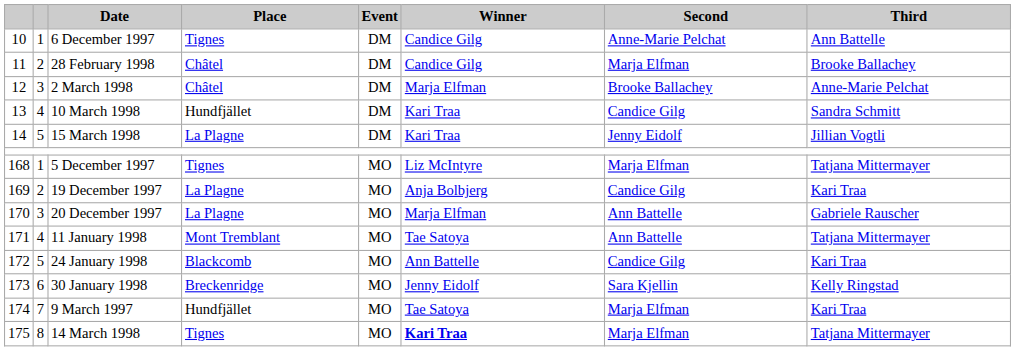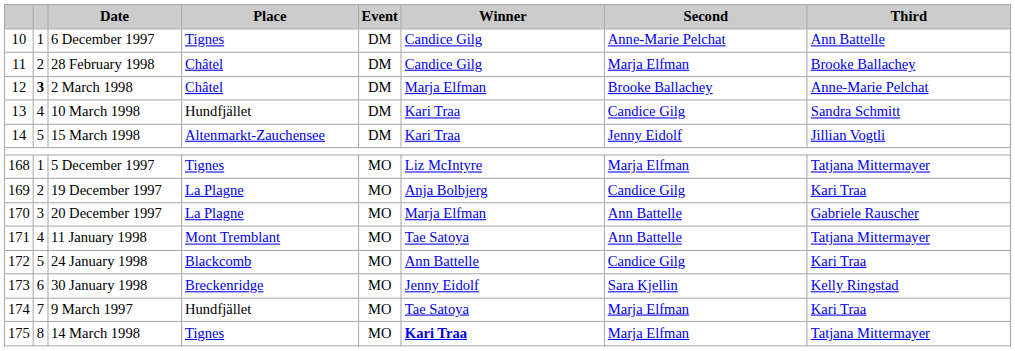(40, 87) normal -> (40, 87) bold
(214, 135) La Plagne -> (255, 135) Altenmarkt-Zauchensee
